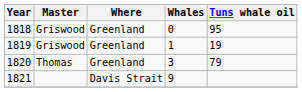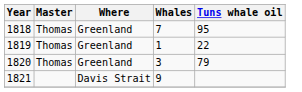(60, 29) Griswood -> (54, 29) Thomas
(171, 29) 0 -> (159, 29) 7
(60, 46) Griswood -> (54, 46) Thomas
(215, 46) 19 -> (203, 46) 22
